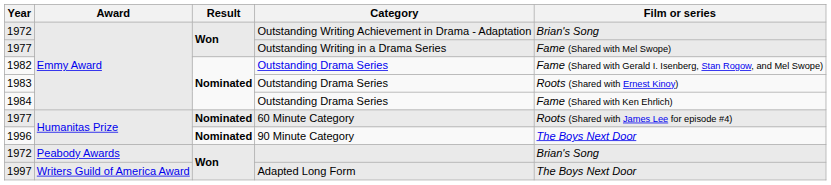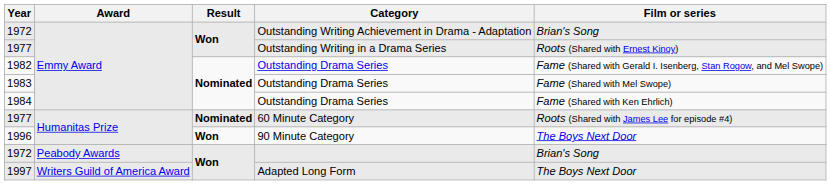(604, 49) Fame (Shared with Mel Swope) -> (607, 49) Roots (Shared with Ernest Kinoy)
(607, 84) Roots (Shared with Ernest Kinoy) -> (604, 84) Fame (Shared with Mel Swope)
(224, 136) Nominated -> (207, 136) Won
